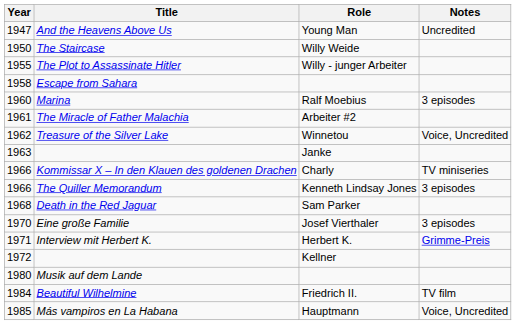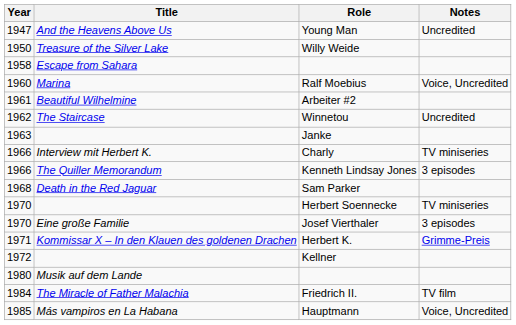(71, 48) The Staircase -> (102, 48) Treasure of the Silver Lake
- row: (19, 65)
(448, 100) 3 episodes -> (465, 83) Voice, Uncredited
(113, 118) The Miracle of Father Malachia -> (86, 100) Beautiful Wilhelmine
(102, 135) Treasure of the Silver Lake -> (71, 118) The Staircase
(465, 135) Voice, Uncredited -> (448, 118) Uncredited
(167, 170) Kommissar X – In den Klauen des goldenen Drachen -> (94, 153) Interview mit Herbert K.
+ row: (19, 205)
(94, 240) Interview mit Herbert K. -> (167, 240) Kommissar X – In den Klauen des goldenen Drachen
(86, 293) Beautiful Wilhelmine -> (113, 293) The Miracle of Father Malachia
